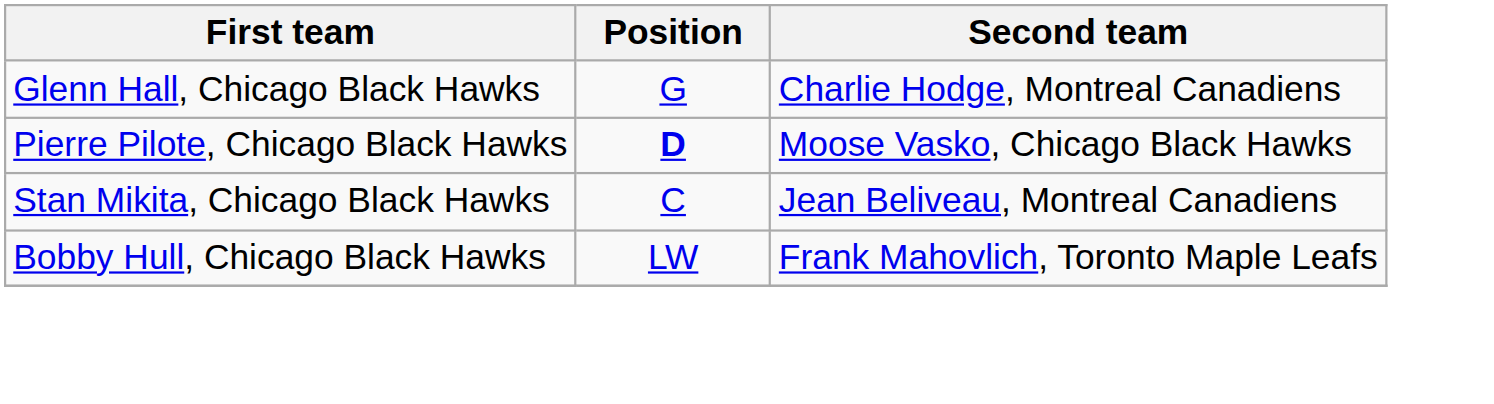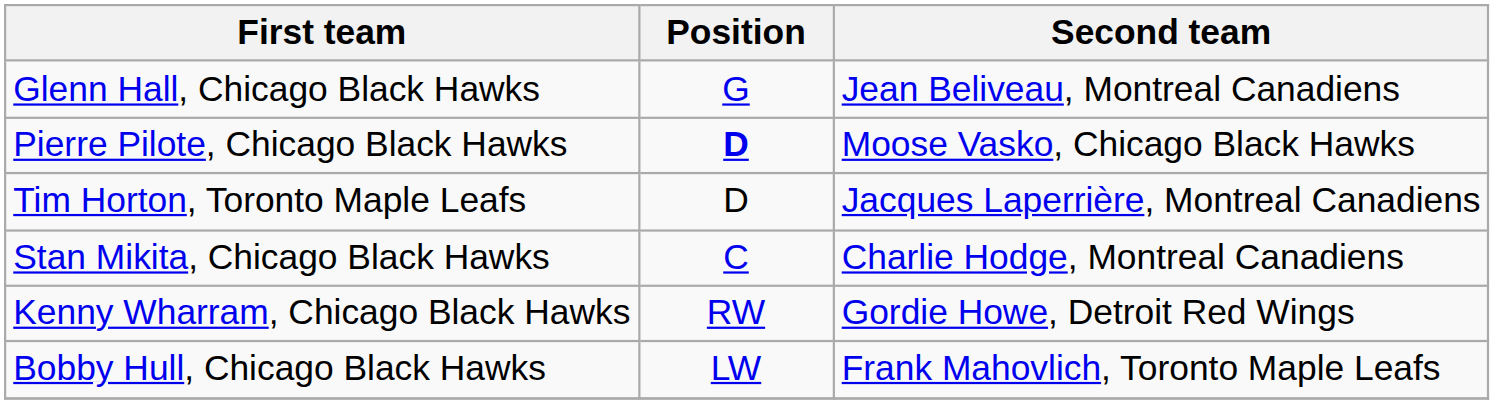(1060, 88) Charlie Hodge, Montreal Canadiens -> (1121, 88) Jean Beliveau, Montreal Canadiens
+ row: (270, 200)
(1058, 200) Jean Beliveau, Montreal Canadiens -> (1123, 256) Charlie Hodge, Montreal Canadiens
+ row: (322, 312)
